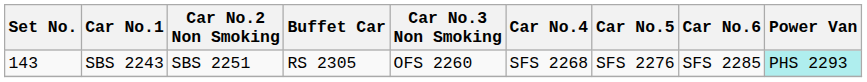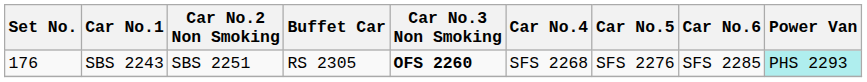(23, 64) 143 -> (23, 64) 176
(433, 64) normal -> (433, 64) bold
